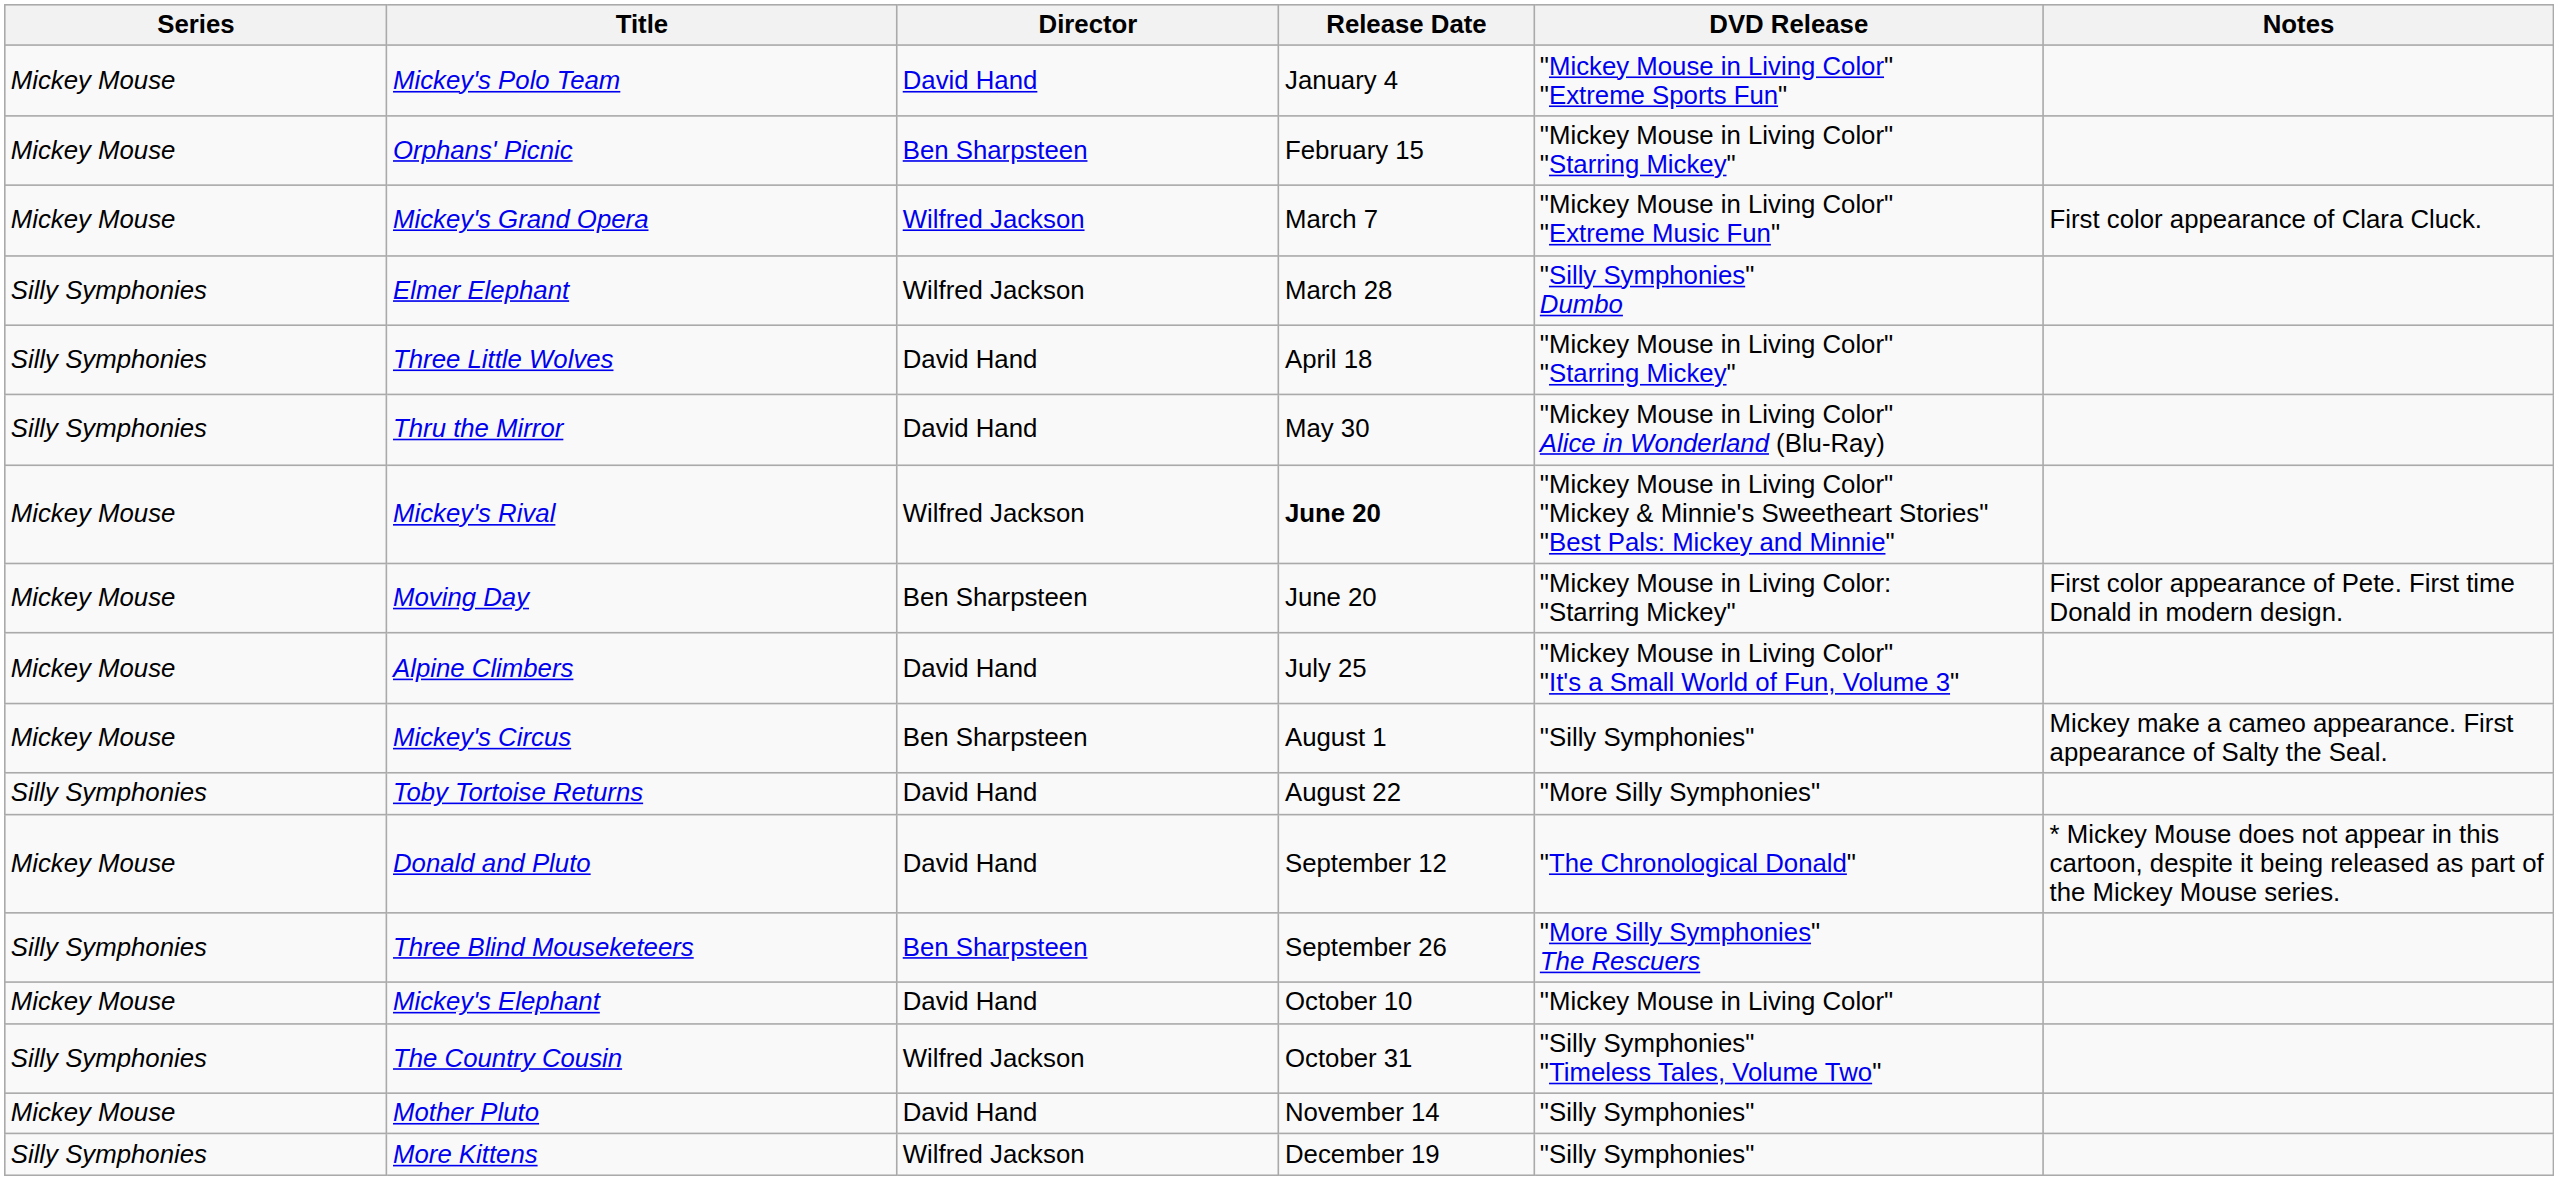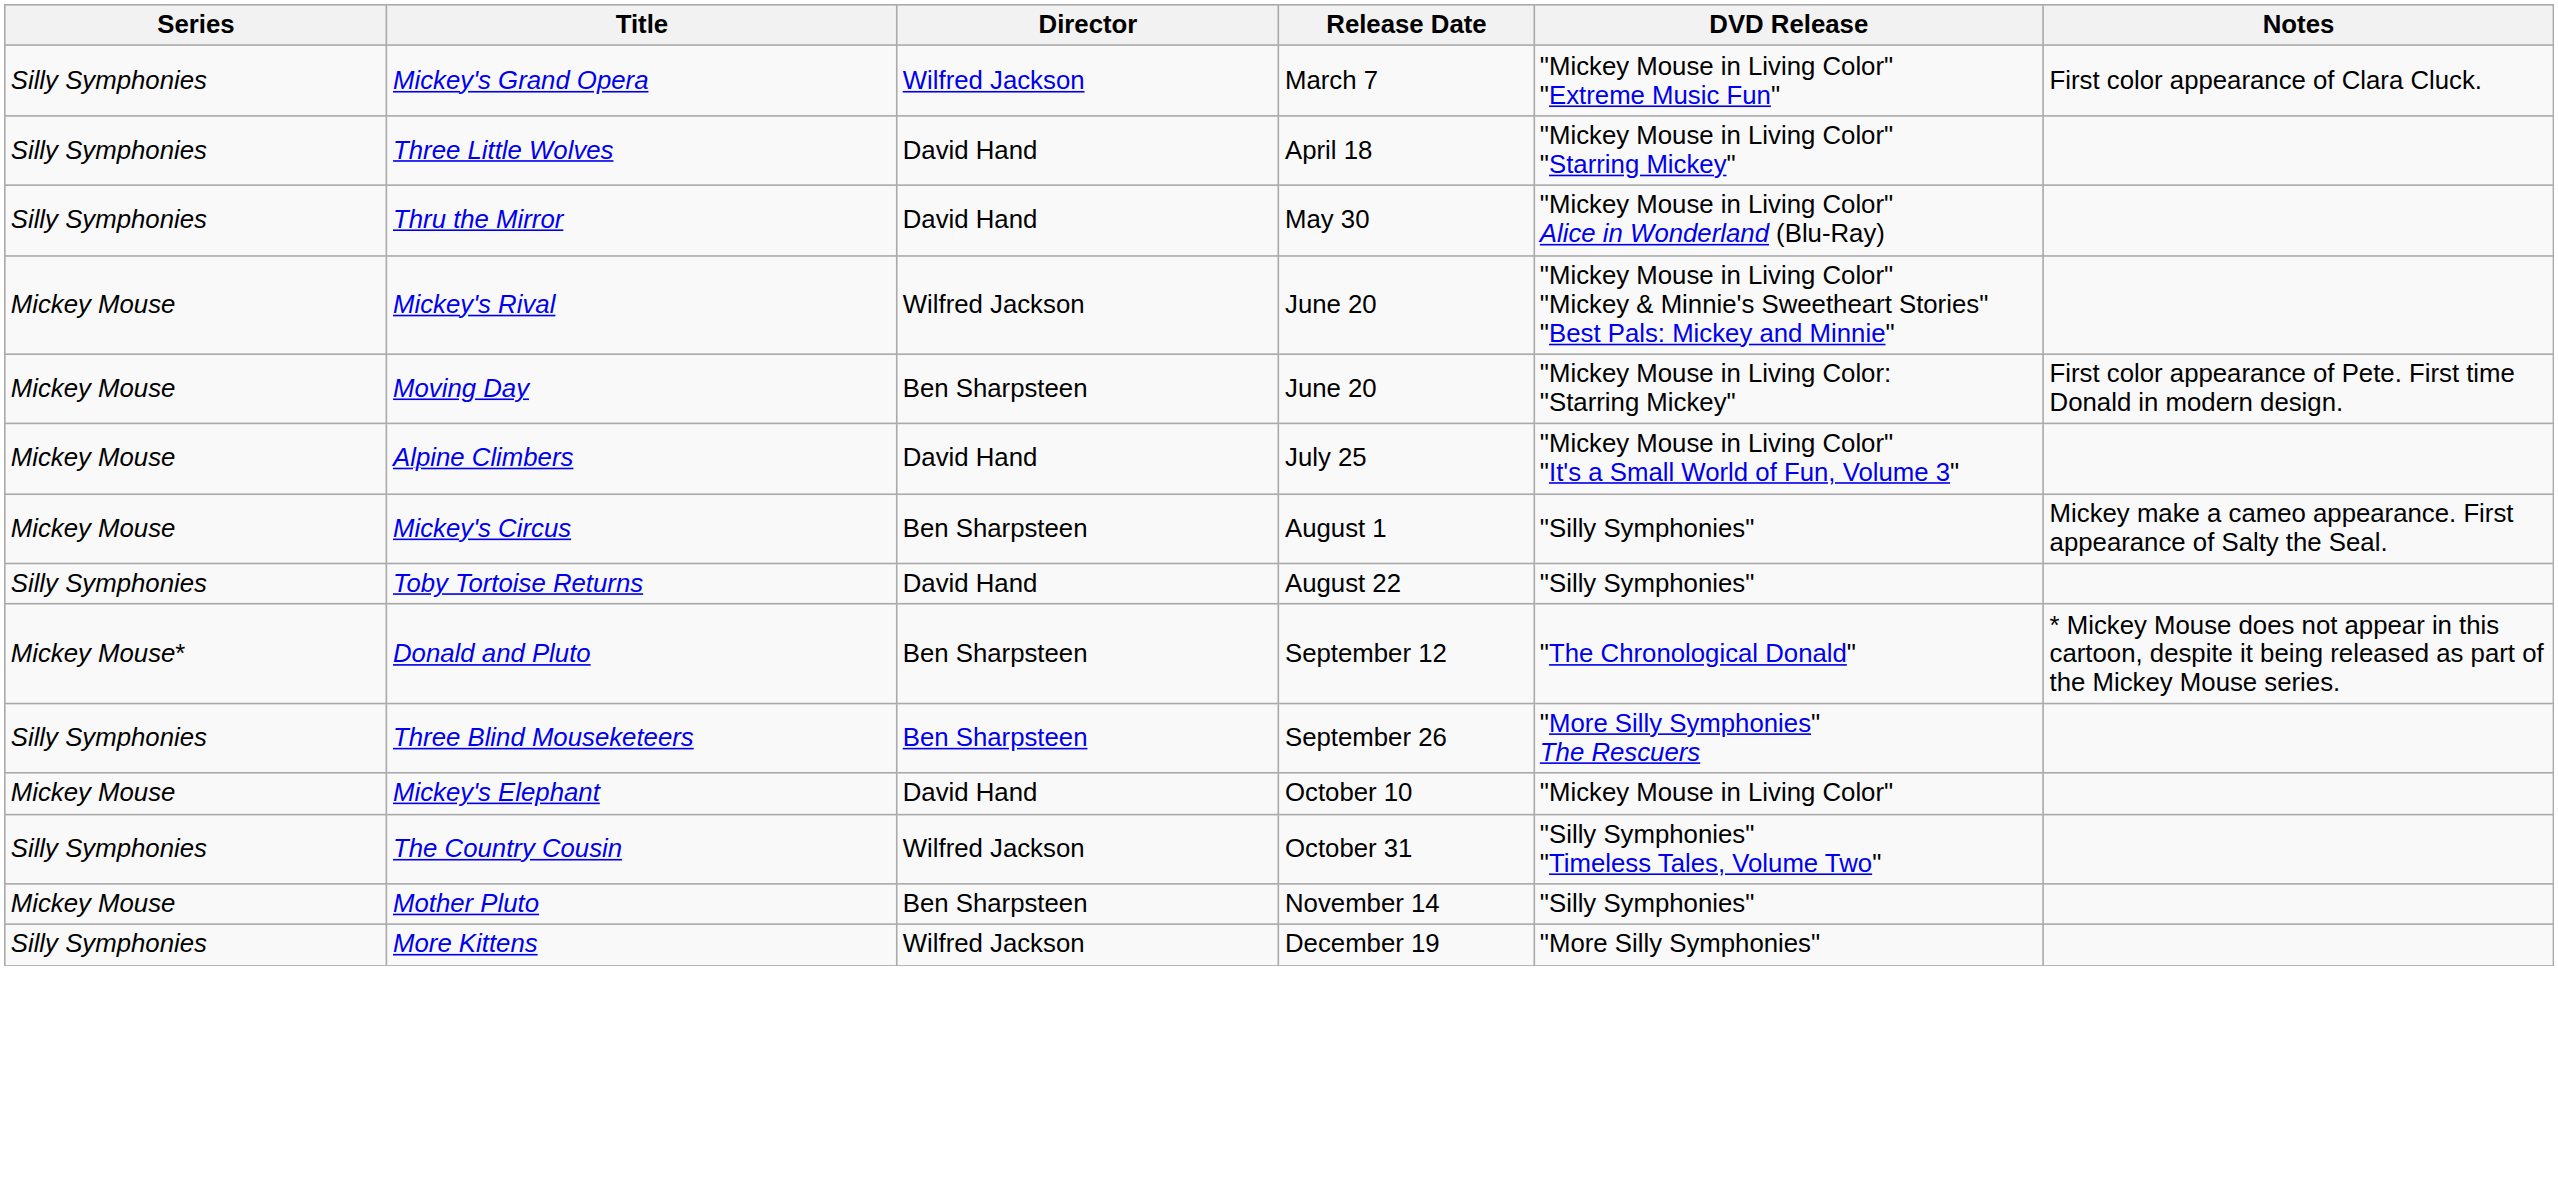- row: (507, 80)
- row: (483, 150)
(93, 219) Mickey Mouse -> (109, 80) Silly Symphonies
- row: (481, 289)
(1333, 513) bold -> (1331, 304) normal
(1680, 793) "More Silly Symphonies" -> (1647, 583) "Silly Symphonies"
(93, 862) Mickey Mouse -> (98, 653) Mickey Mouse*
(970, 862) David Hand -> (995, 653) Ben Sharpsteen
(970, 1113) David Hand -> (995, 903) Ben Sharpsteen
(1647, 1154) "Silly Symphonies" -> (1680, 944) "More Silly Symphonies"
